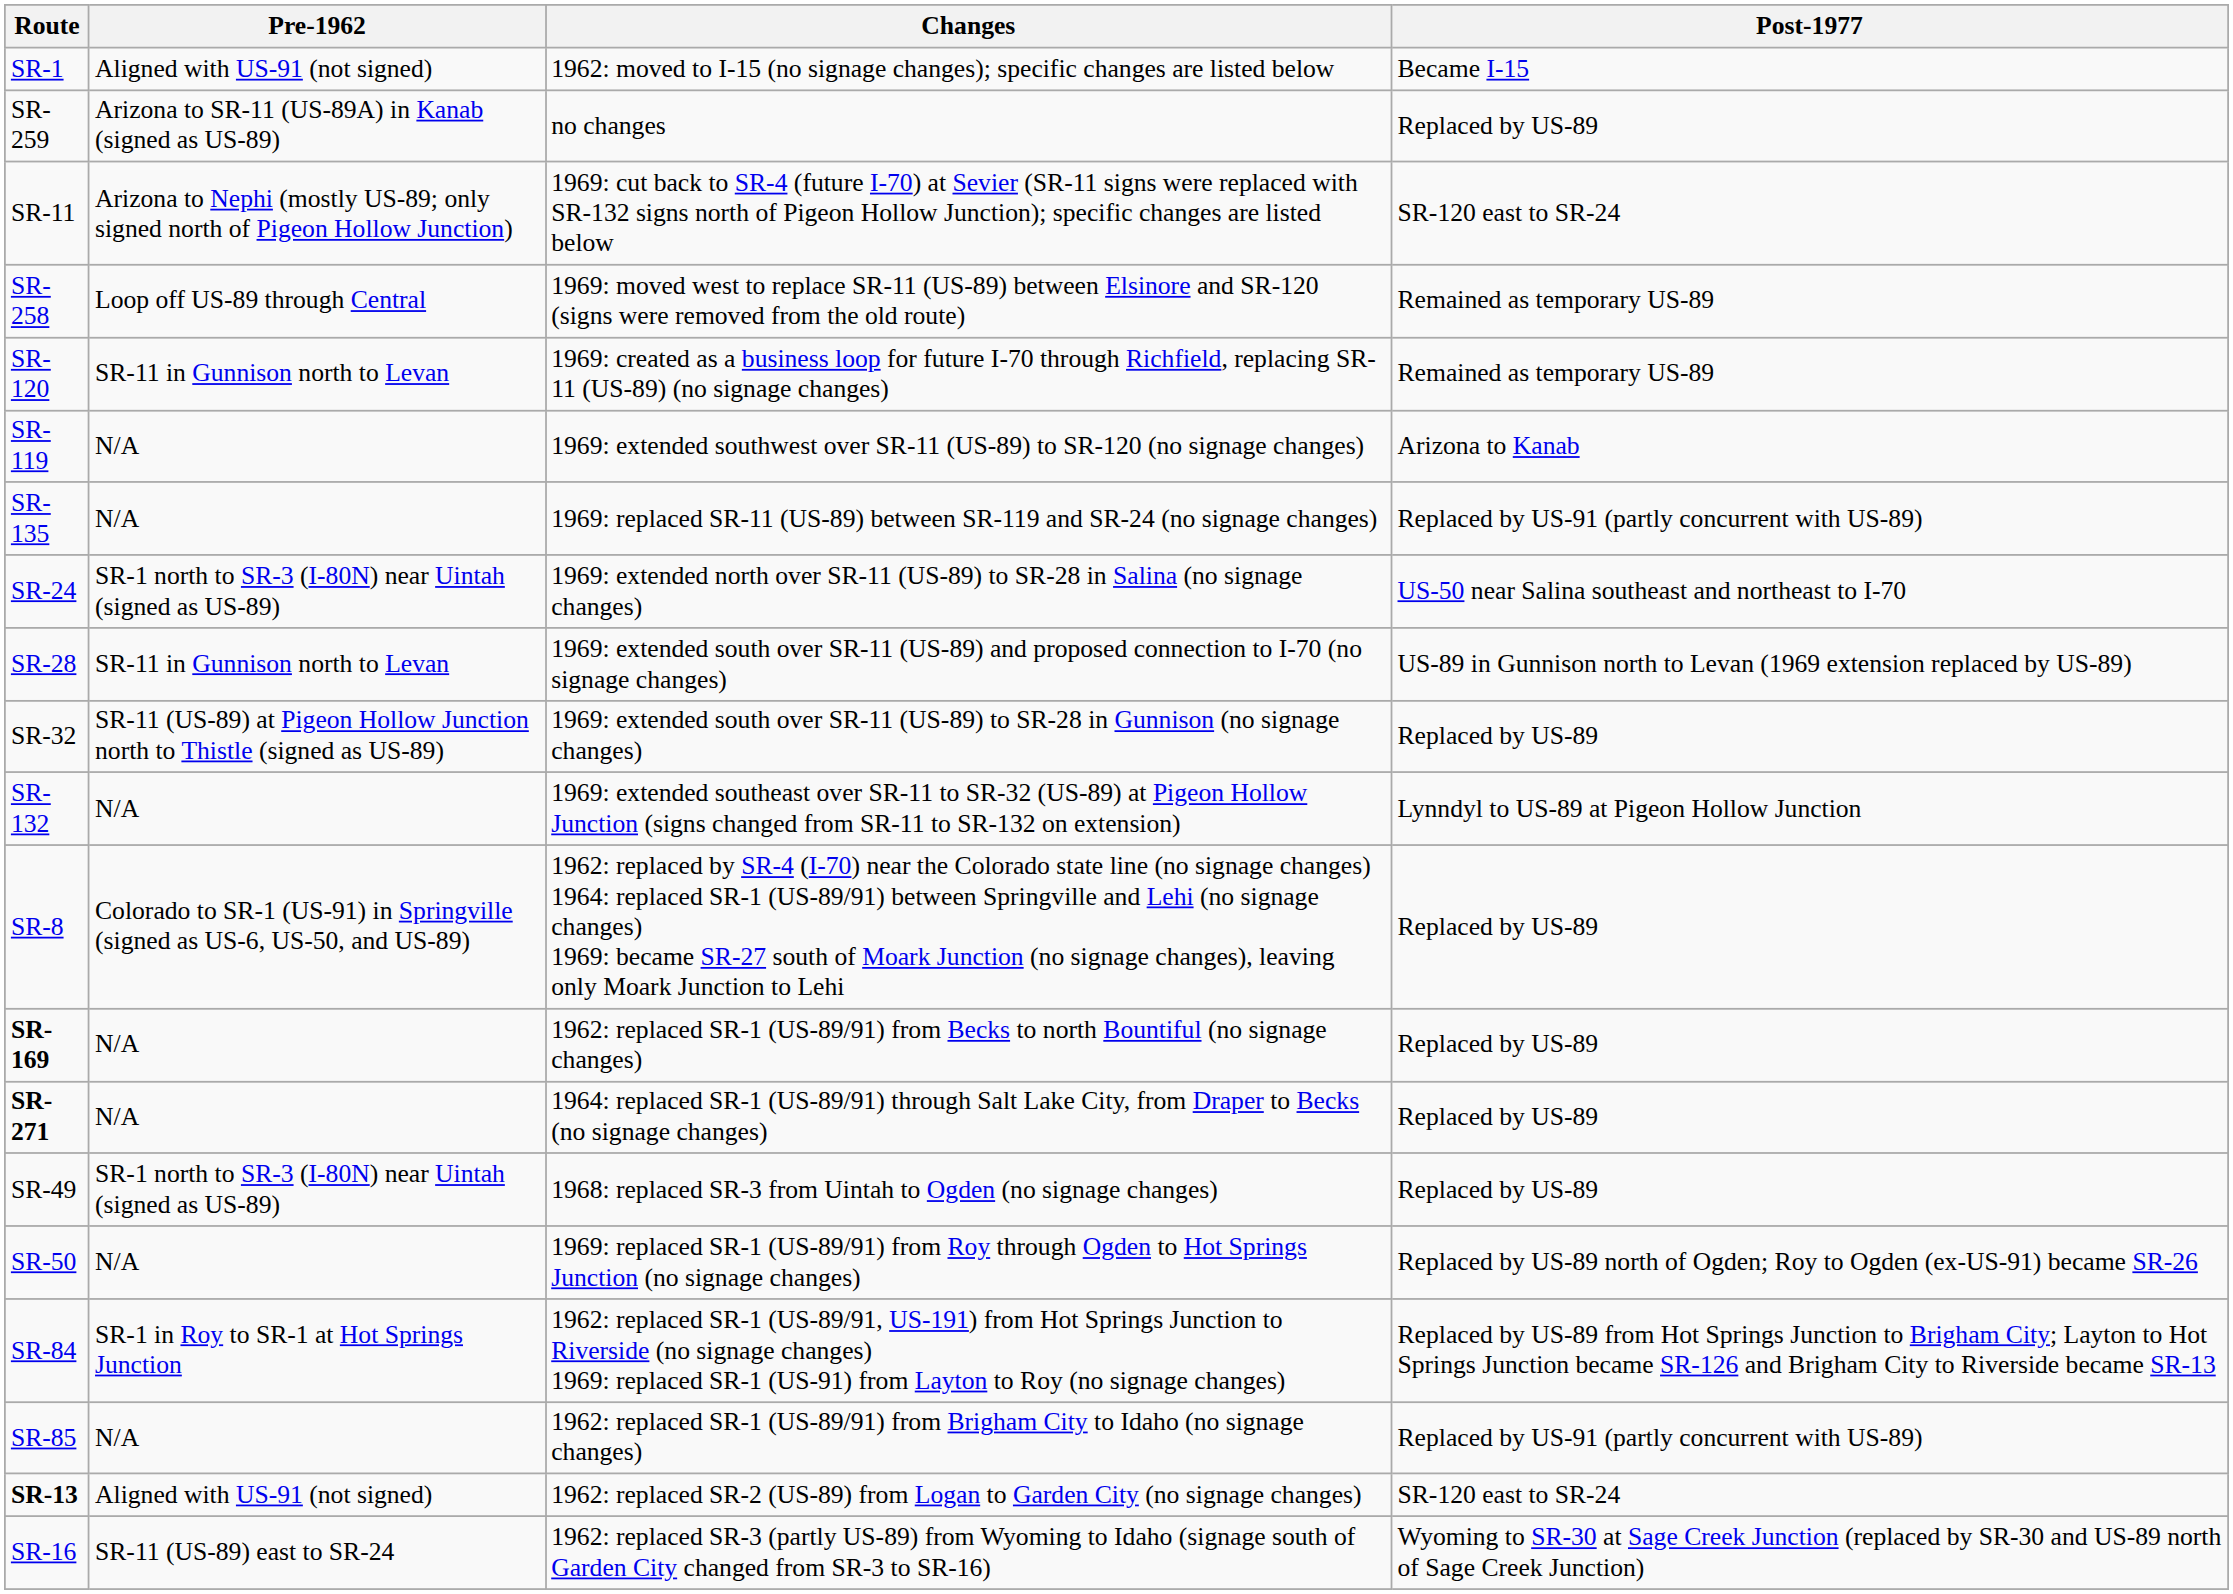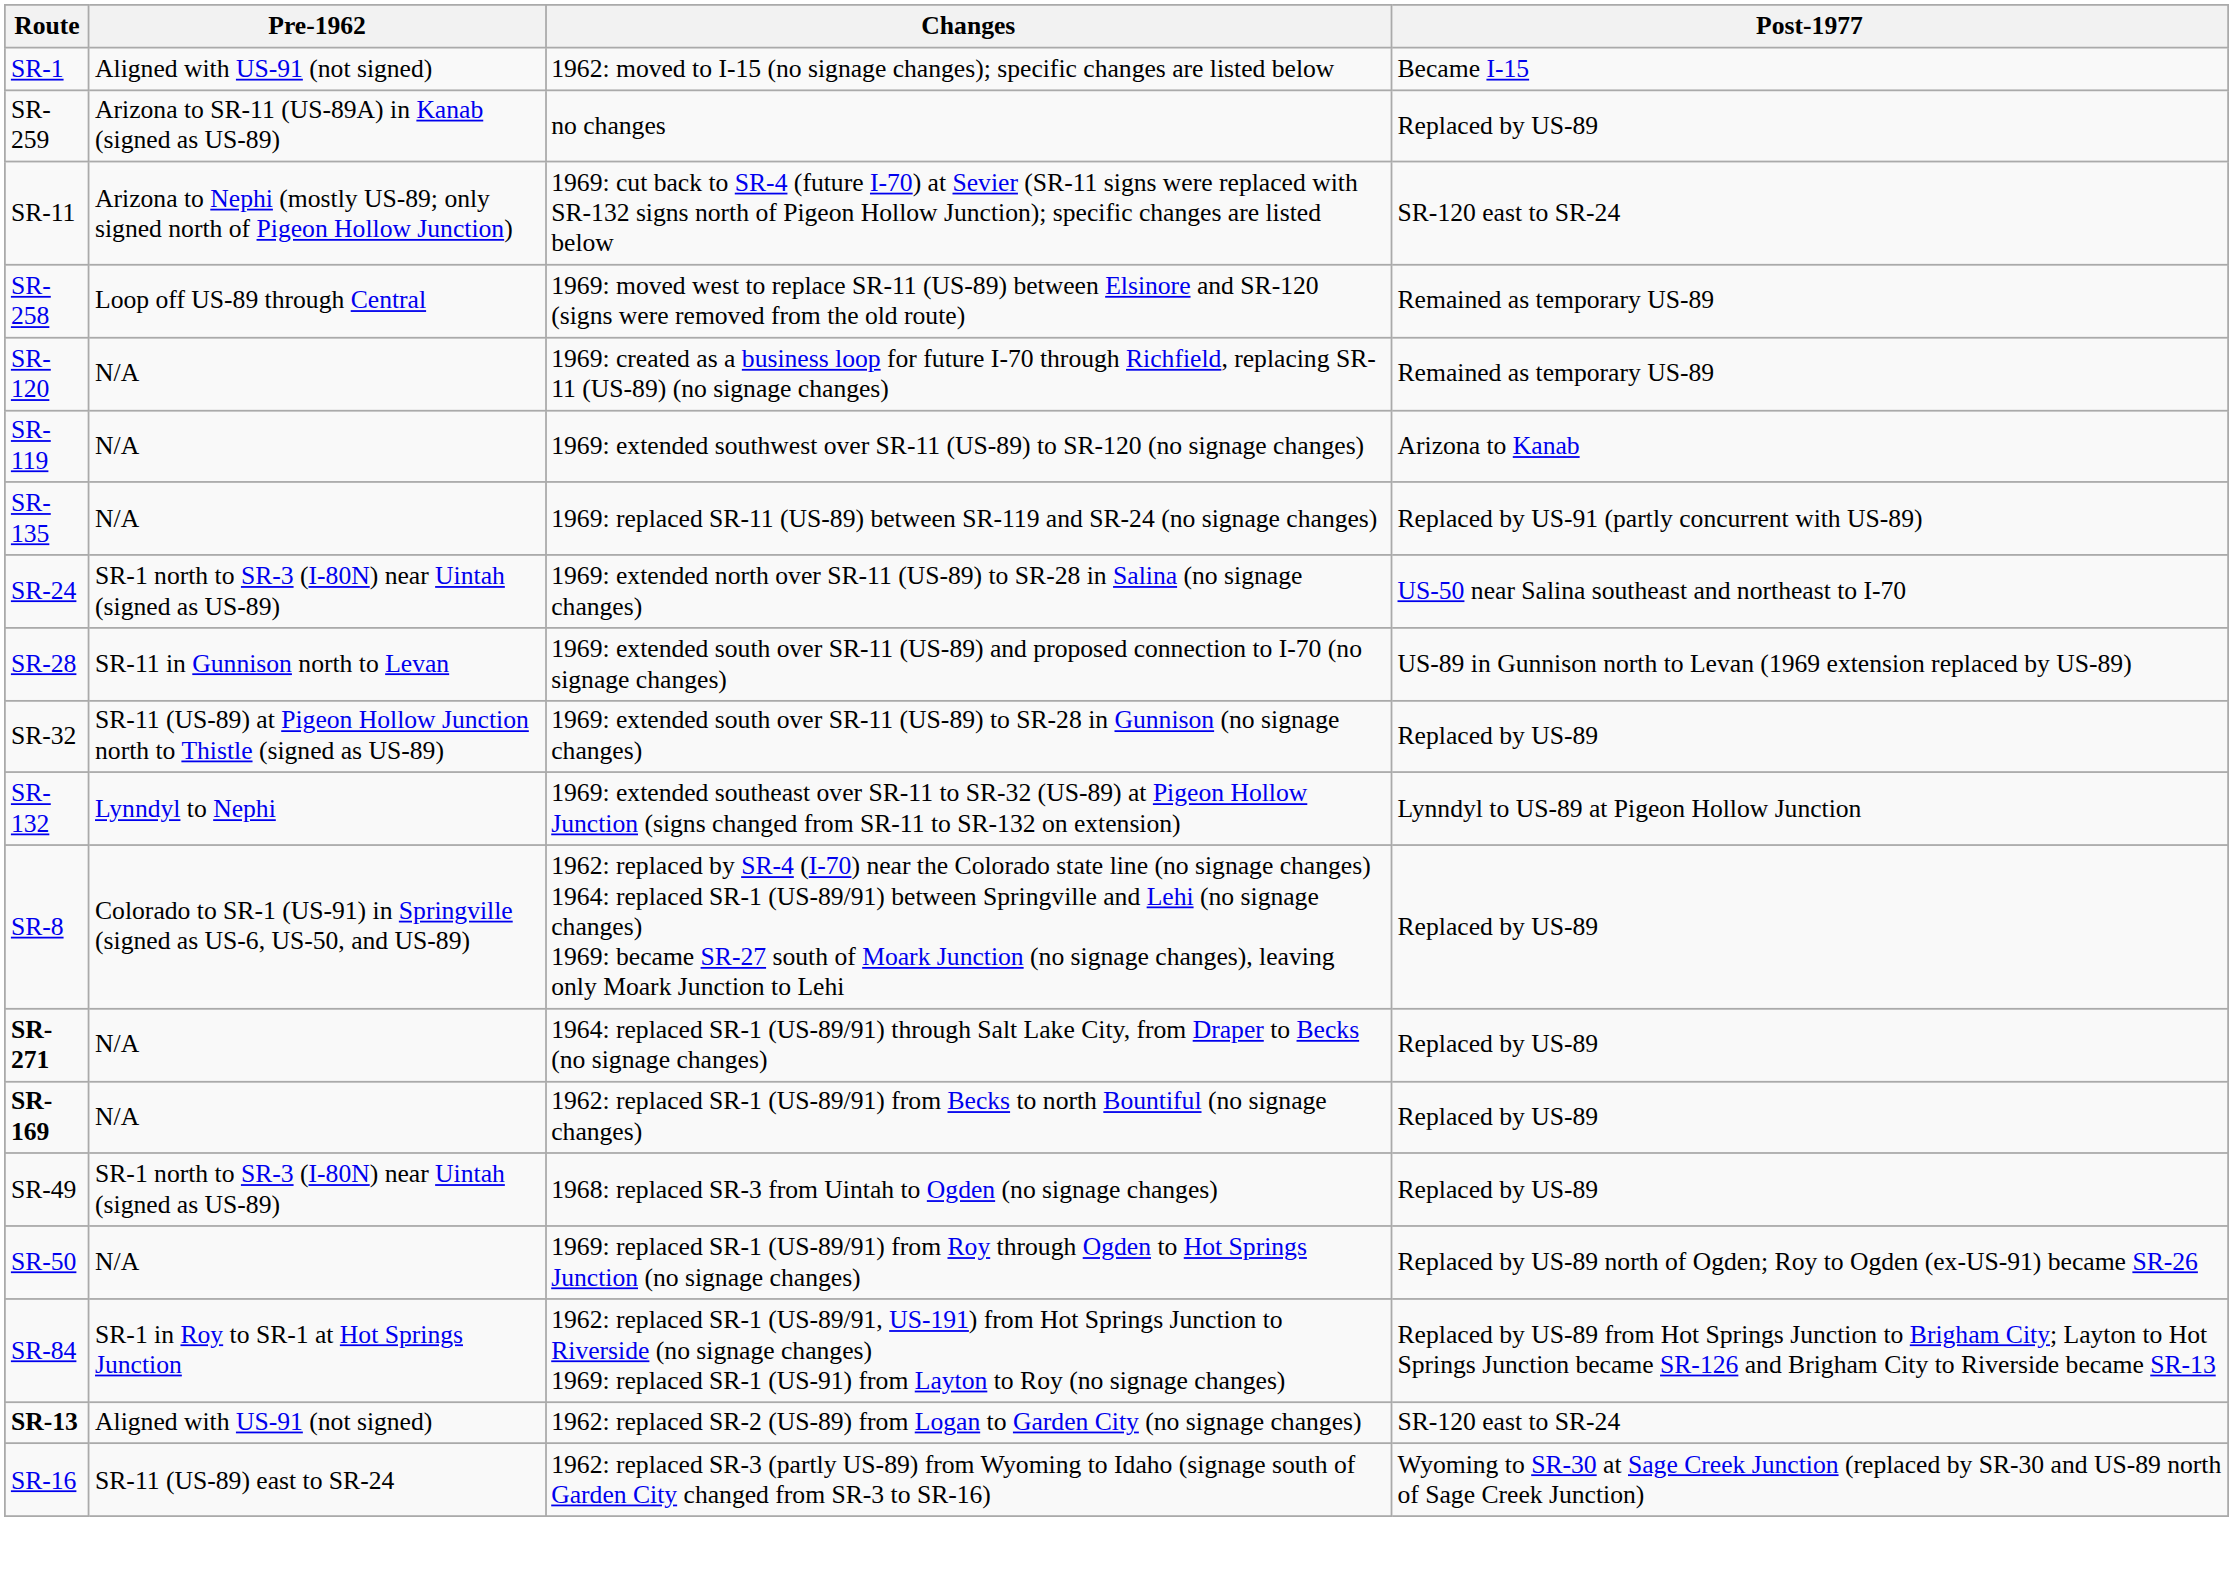(272, 373) SR-11 in Gunnison north to Levan -> (117, 373) N/A
(117, 808) N/A -> (185, 808) Lynndyl to Nephi
rows swapped: (32, 1117) <-> (32, 1044)
- row: (44, 1437)
